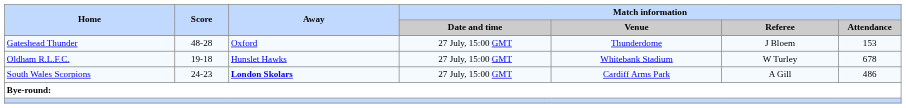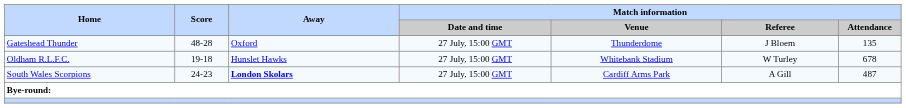(870, 43) 153 -> (870, 43) 135
(870, 74) 486 -> (870, 74) 487
